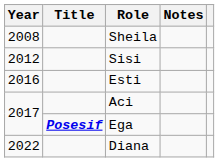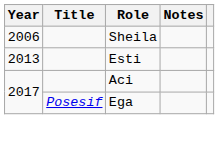(24, 37) 2008 -> (24, 37) 2006
- row: (125, 59)
(24, 81) 2016 -> (24, 59) 2013
(74, 125) bold -> (74, 103) normal
- row: (129, 146)
